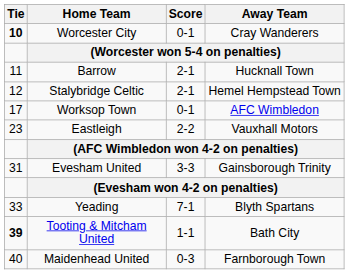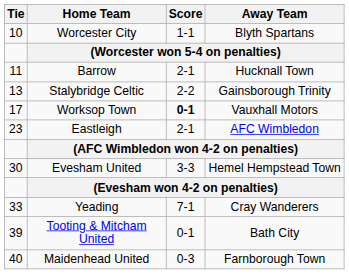(16, 33) bold -> (16, 33) normal
(186, 33) 0-1 -> (186, 33) 1-1
(275, 33) Cray Wanderers -> (275, 33) Blyth Spartans
(16, 91) 12 -> (16, 91) 13
(186, 91) 2-1 -> (186, 91) 2-2
(275, 91) Hemel Hempstead Town -> (275, 91) Gainsborough Trinity
(186, 110) normal -> (186, 110) bold
(275, 110) AFC Wimbledon -> (275, 110) Vauxhall Motors
(186, 129) 2-2 -> (186, 129) 2-1
(275, 129) Vauxhall Motors -> (275, 129) AFC Wimbledon
(16, 168) 31 -> (16, 168) 30
(275, 168) Gainsborough Trinity -> (275, 168) Hemel Hempstead Town
(275, 206) Blyth Spartans -> (275, 206) Cray Wanderers
(16, 233) bold -> (16, 233) normal
(186, 233) 1-1 -> (186, 233) 0-1
